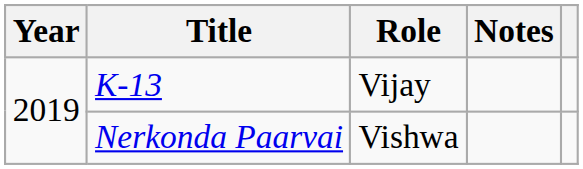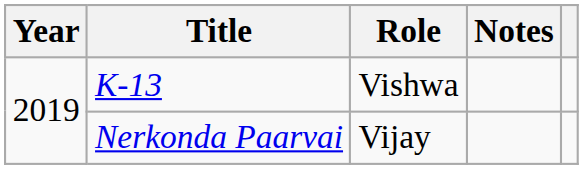(395, 84) Vijay -> (409, 84) Vishwa
(409, 137) Vishwa -> (395, 137) Vijay
